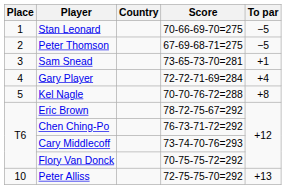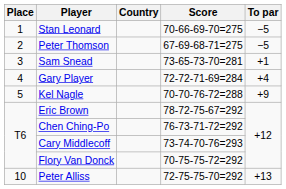(263, 95) +8 -> (263, 95) +9
